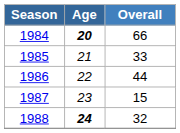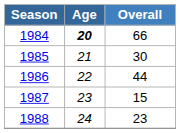(140, 56) 33 -> (140, 56) 30
(84, 118) bold -> (84, 118) normal
(140, 118) 32 -> (140, 118) 23
